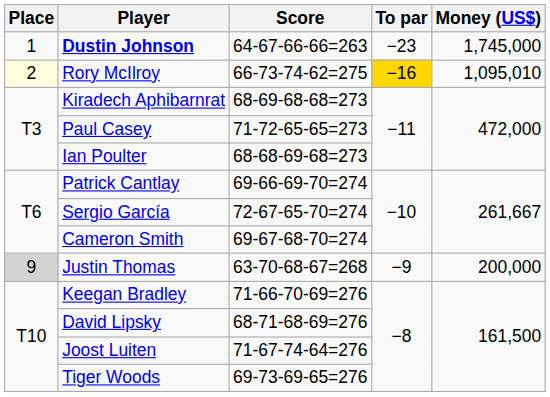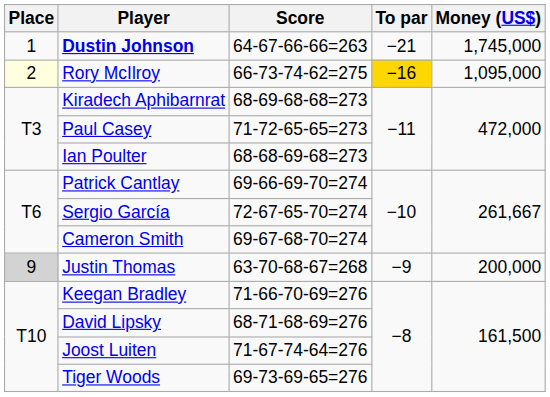(401, 45) −23 -> (401, 45) −21
(502, 73) 1,095,010 -> (502, 73) 1,095,000
